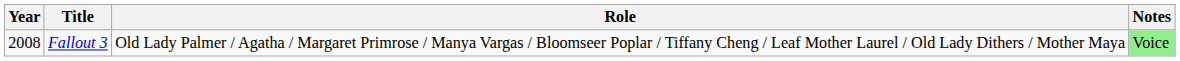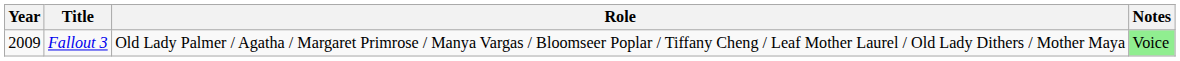(24, 42) 2008 -> (24, 42) 2009
